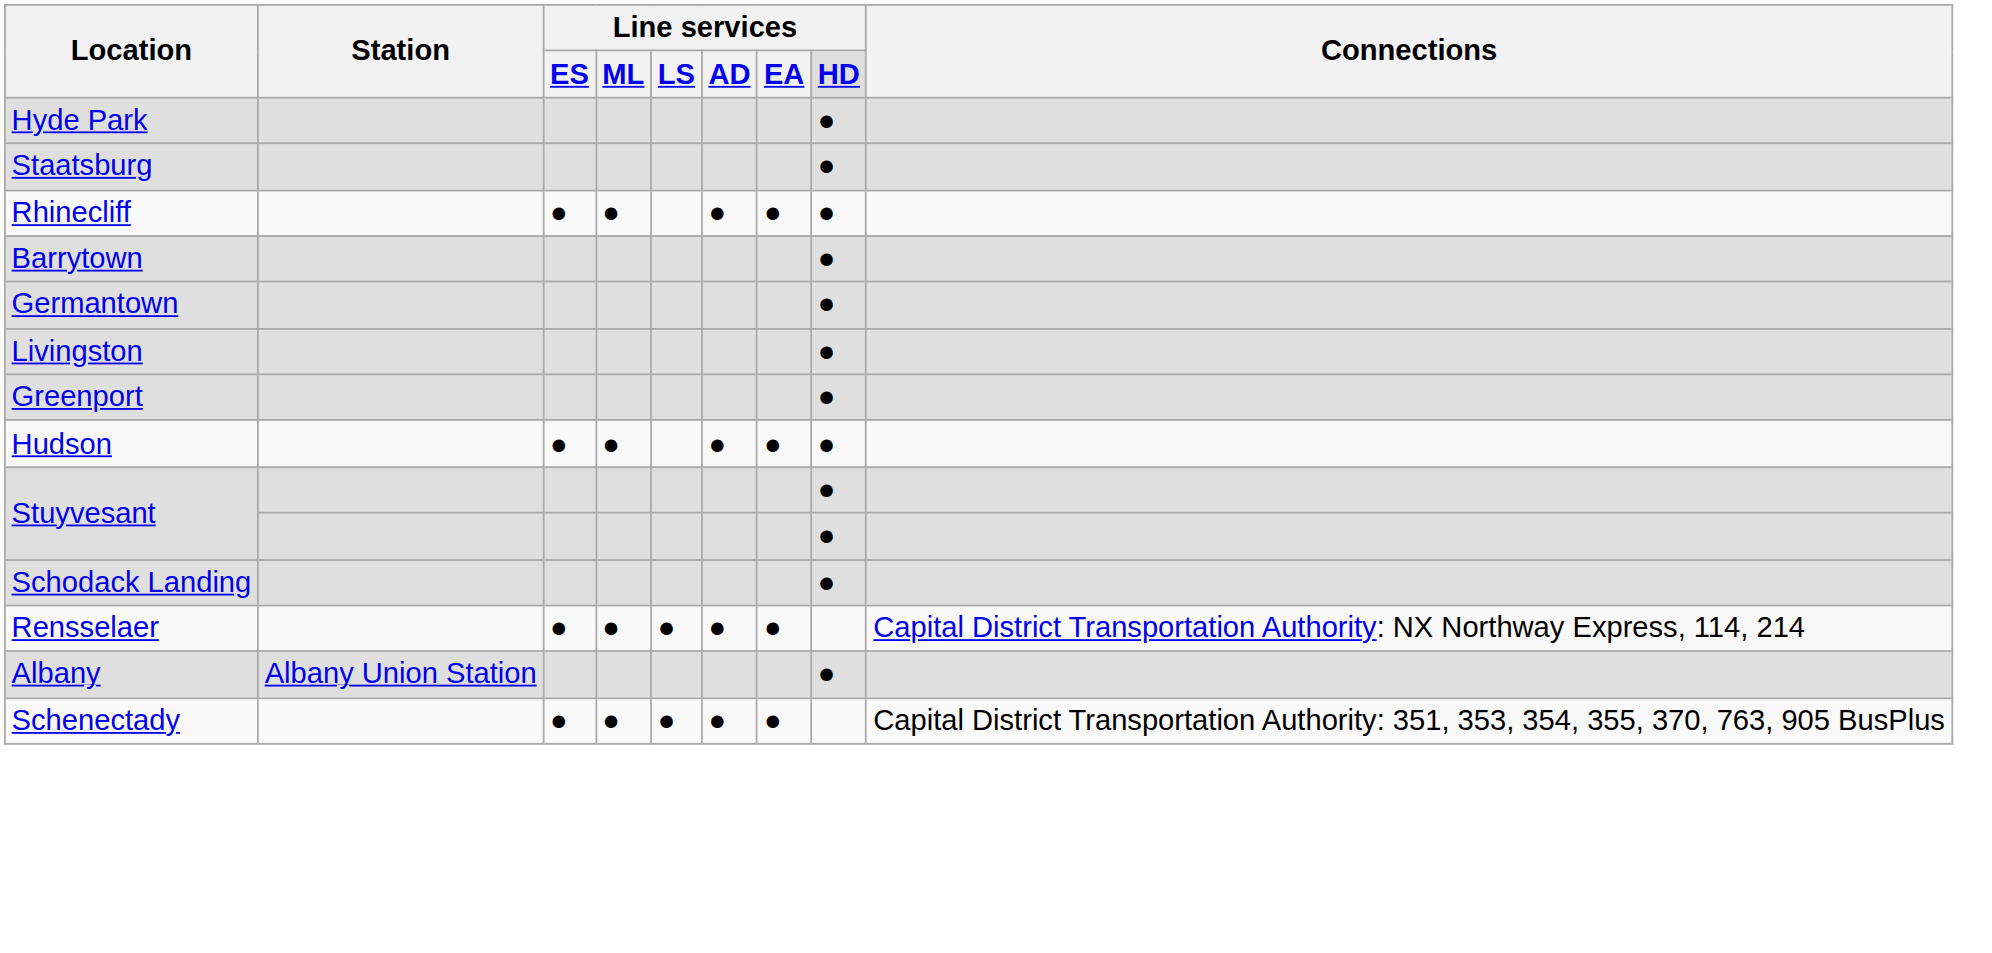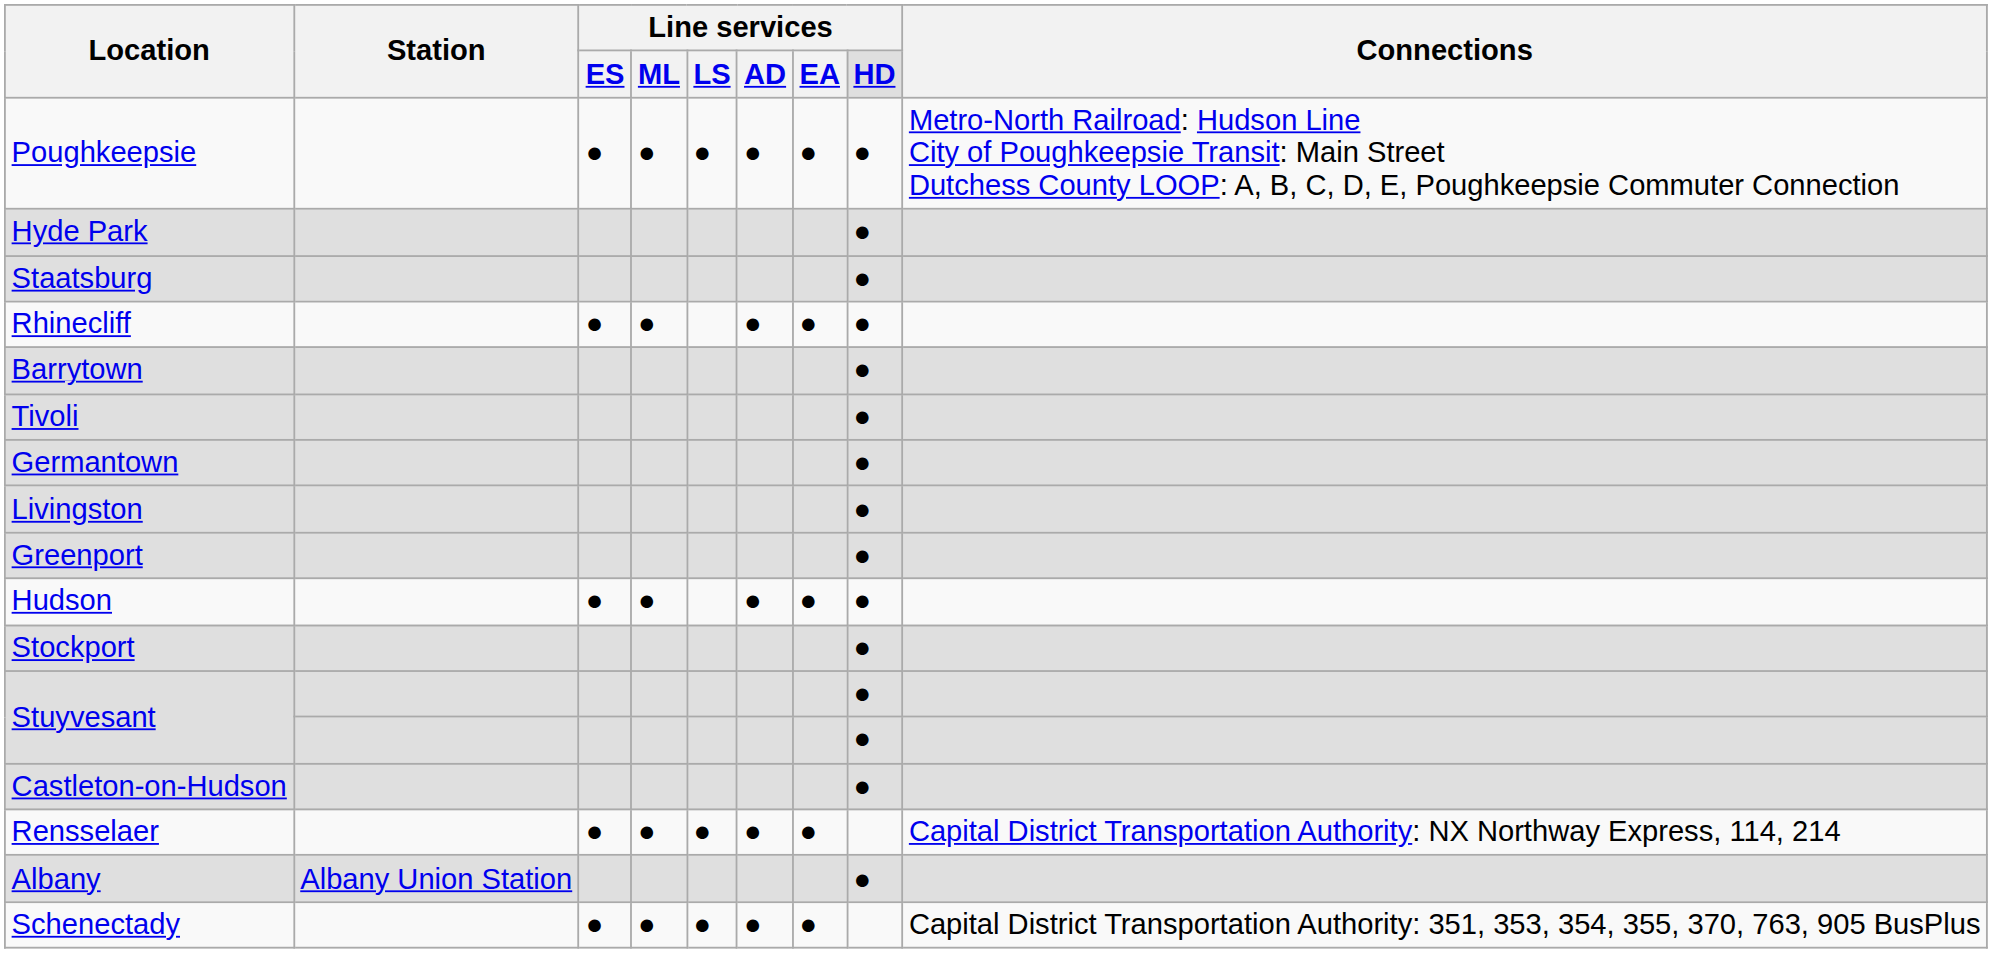+ row: (104, 152)
+ row: (45, 416)
+ row: (73, 647)
- row: (131, 581)
+ row: (149, 785)
